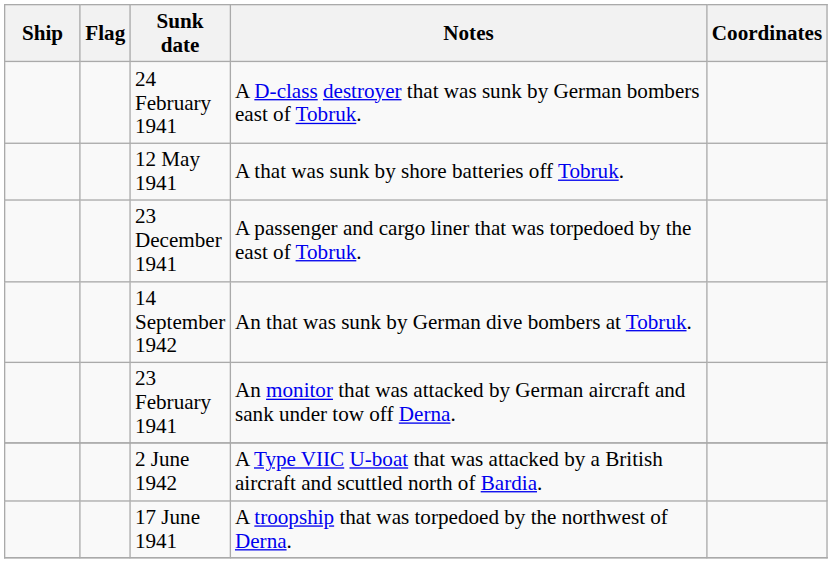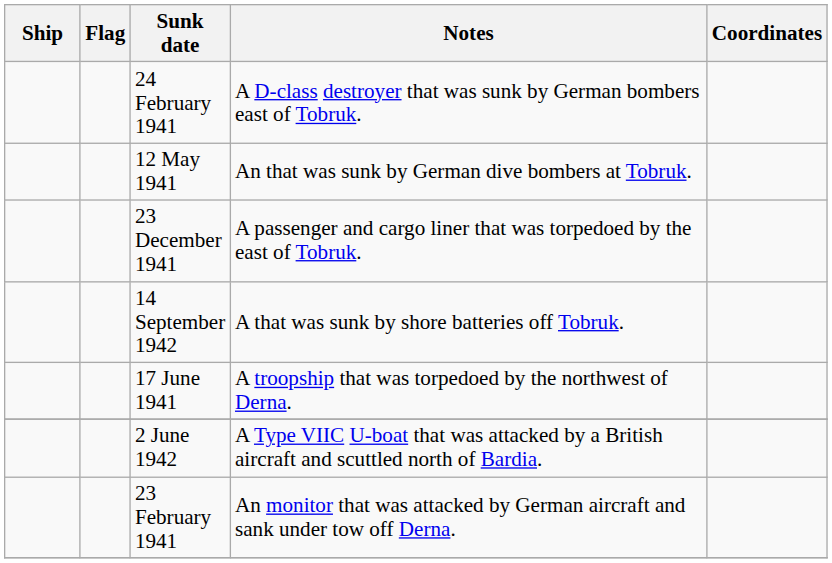(429, 171) A that was sunk by shore batteries off Tobruk. -> (463, 171) An that was sunk by German dive bombers at Tobruk.
(463, 321) An that was sunk by German dive bombers at Tobruk. -> (429, 321) A that was sunk by shore batteries off Tobruk.
rows swapped: (173, 402) <-> (167, 528)
